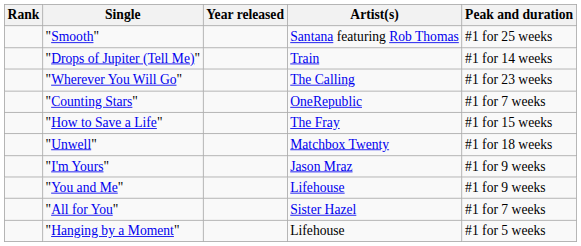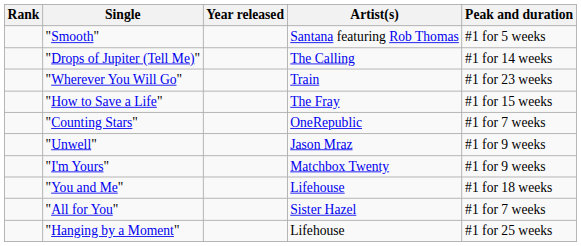(509, 36) #1 for 25 weeks -> (505, 36) #1 for 5 weeks
(305, 58) Train -> (323, 58) The Calling
(323, 79) The Calling -> (305, 79) Train
rows swapped: (104, 123) <-> (92, 101)
(340, 144) Matchbox Twenty -> (321, 144) Jason Mraz
(509, 144) #1 for 18 weeks -> (505, 144) #1 for 9 weeks
(321, 166) Jason Mraz -> (340, 166) Matchbox Twenty
(505, 187) #1 for 9 weeks -> (509, 187) #1 for 18 weeks
(505, 230) #1 for 5 weeks -> (509, 230) #1 for 25 weeks
